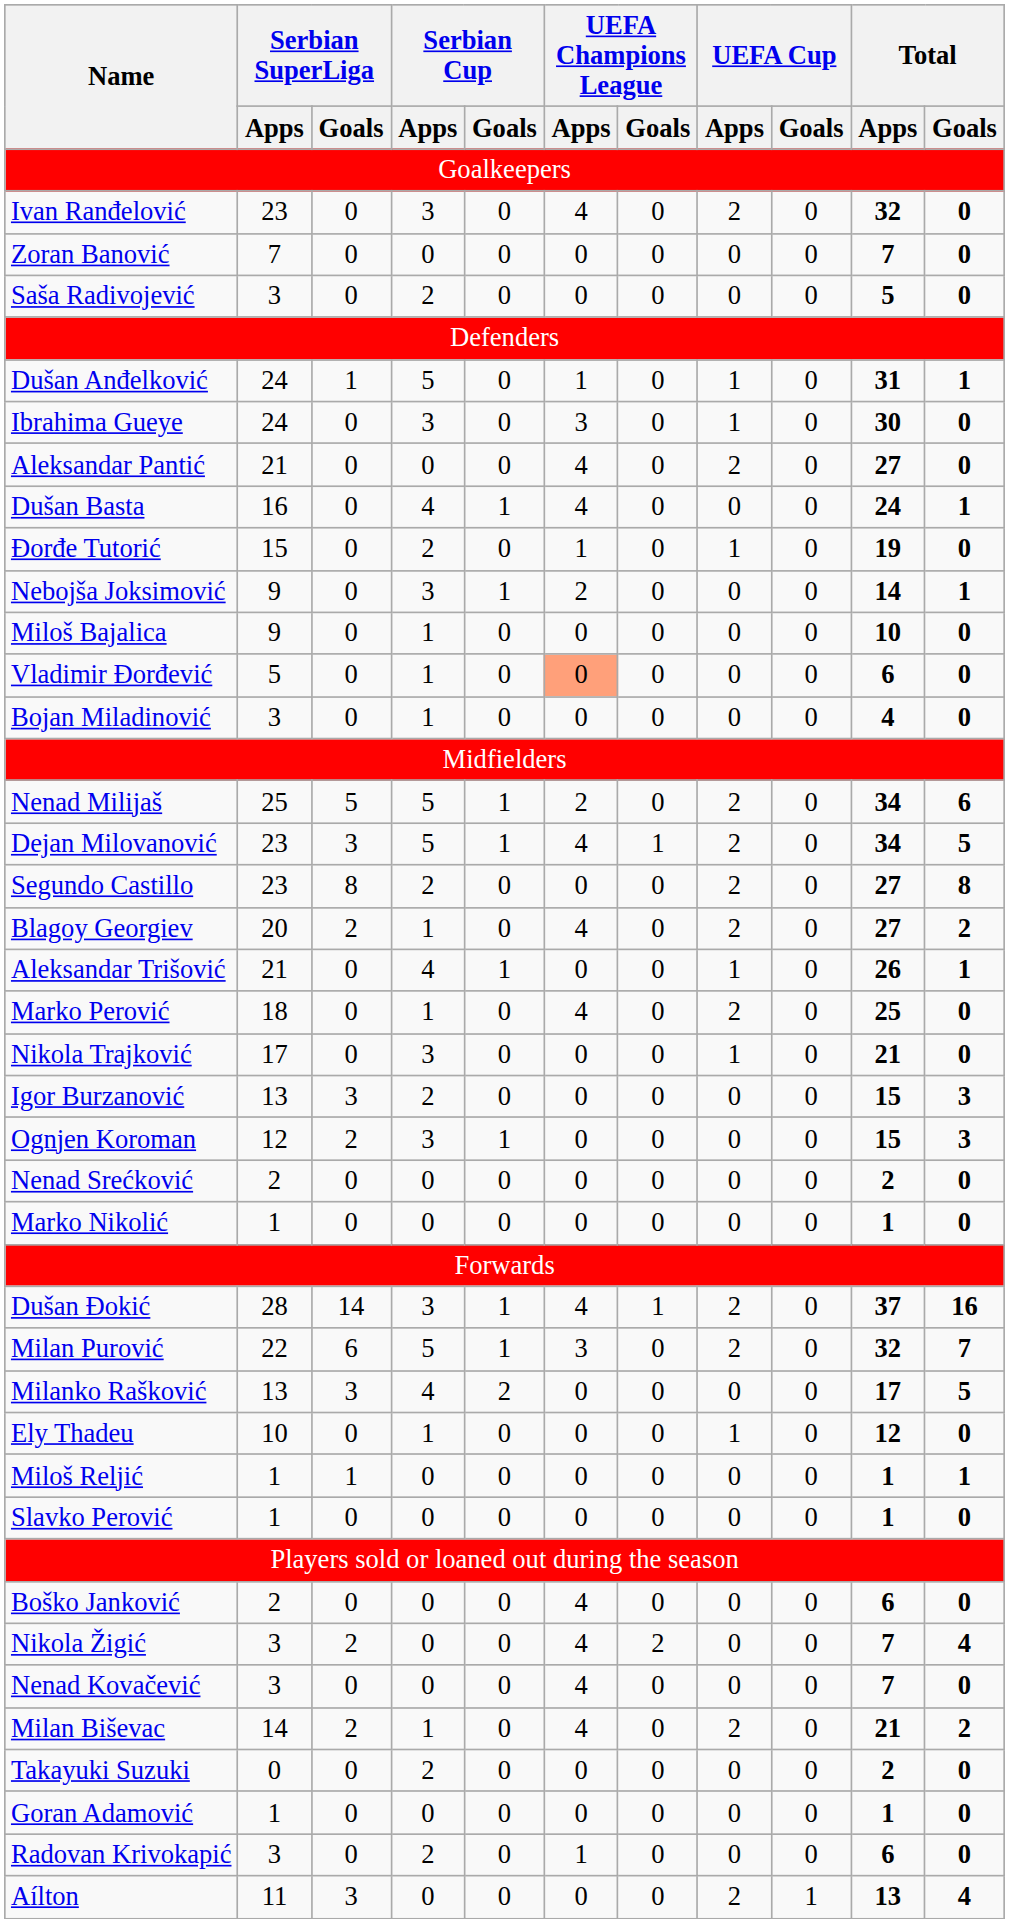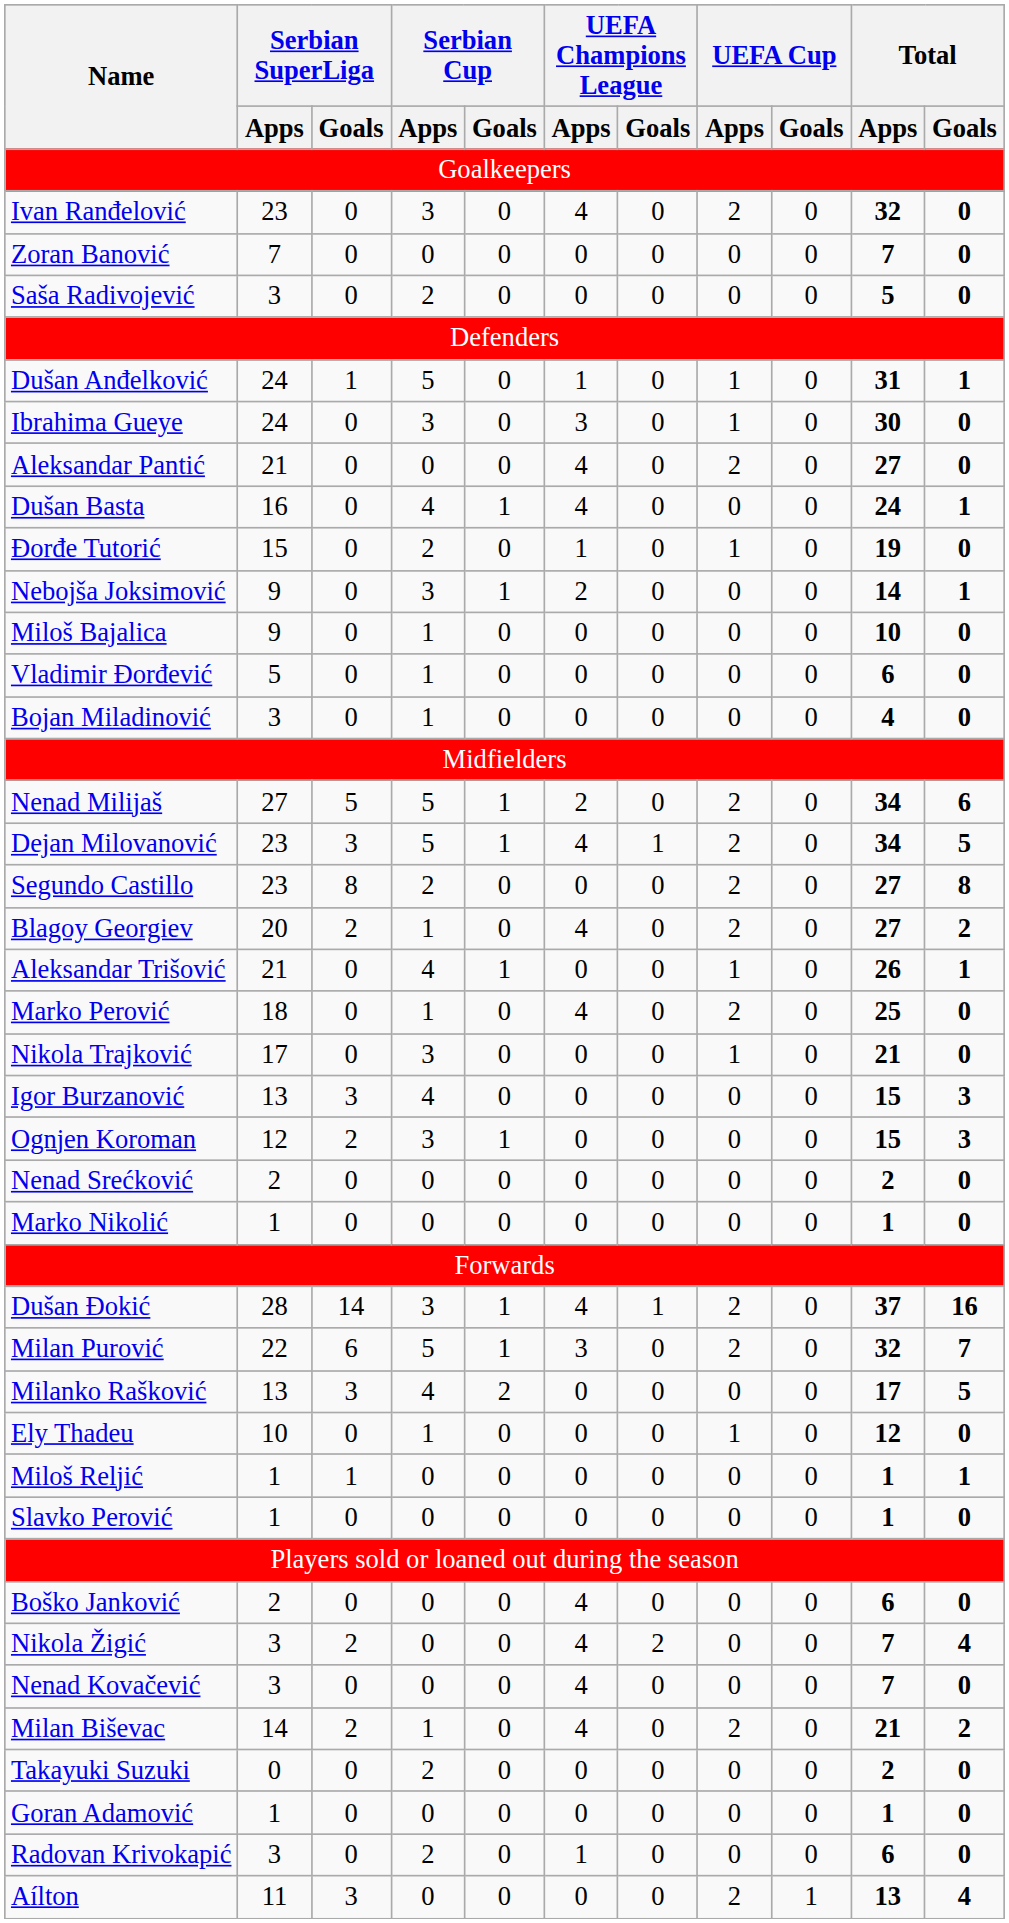(581, 675) lightsalmon background -> (581, 675) no background
(274, 801) 25 -> (274, 801) 27
(428, 1096) 2 -> (428, 1096) 4
